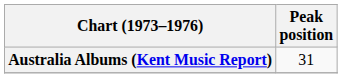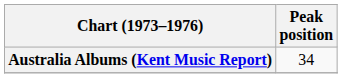(306, 60) 31 -> (306, 60) 34
